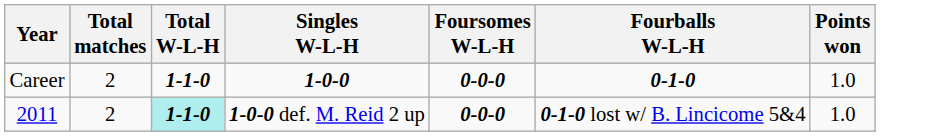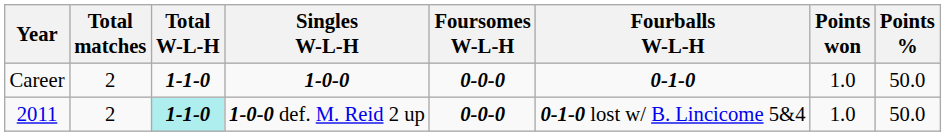+ column: (907, 33)
